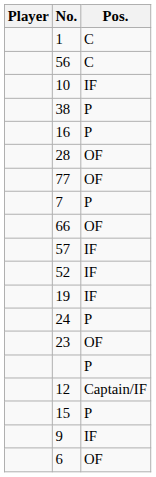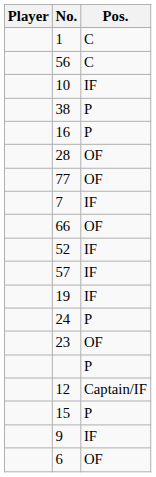(88, 202) P -> (91, 202) IF
rows swapped: (63, 249) <-> (63, 272)
